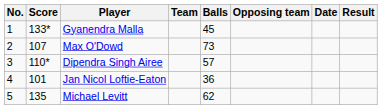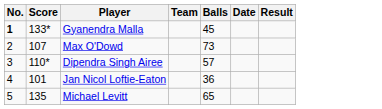- column: (271, 12)
(10, 29) normal -> (10, 29) bold
(209, 96) 62 -> (209, 96) 65
